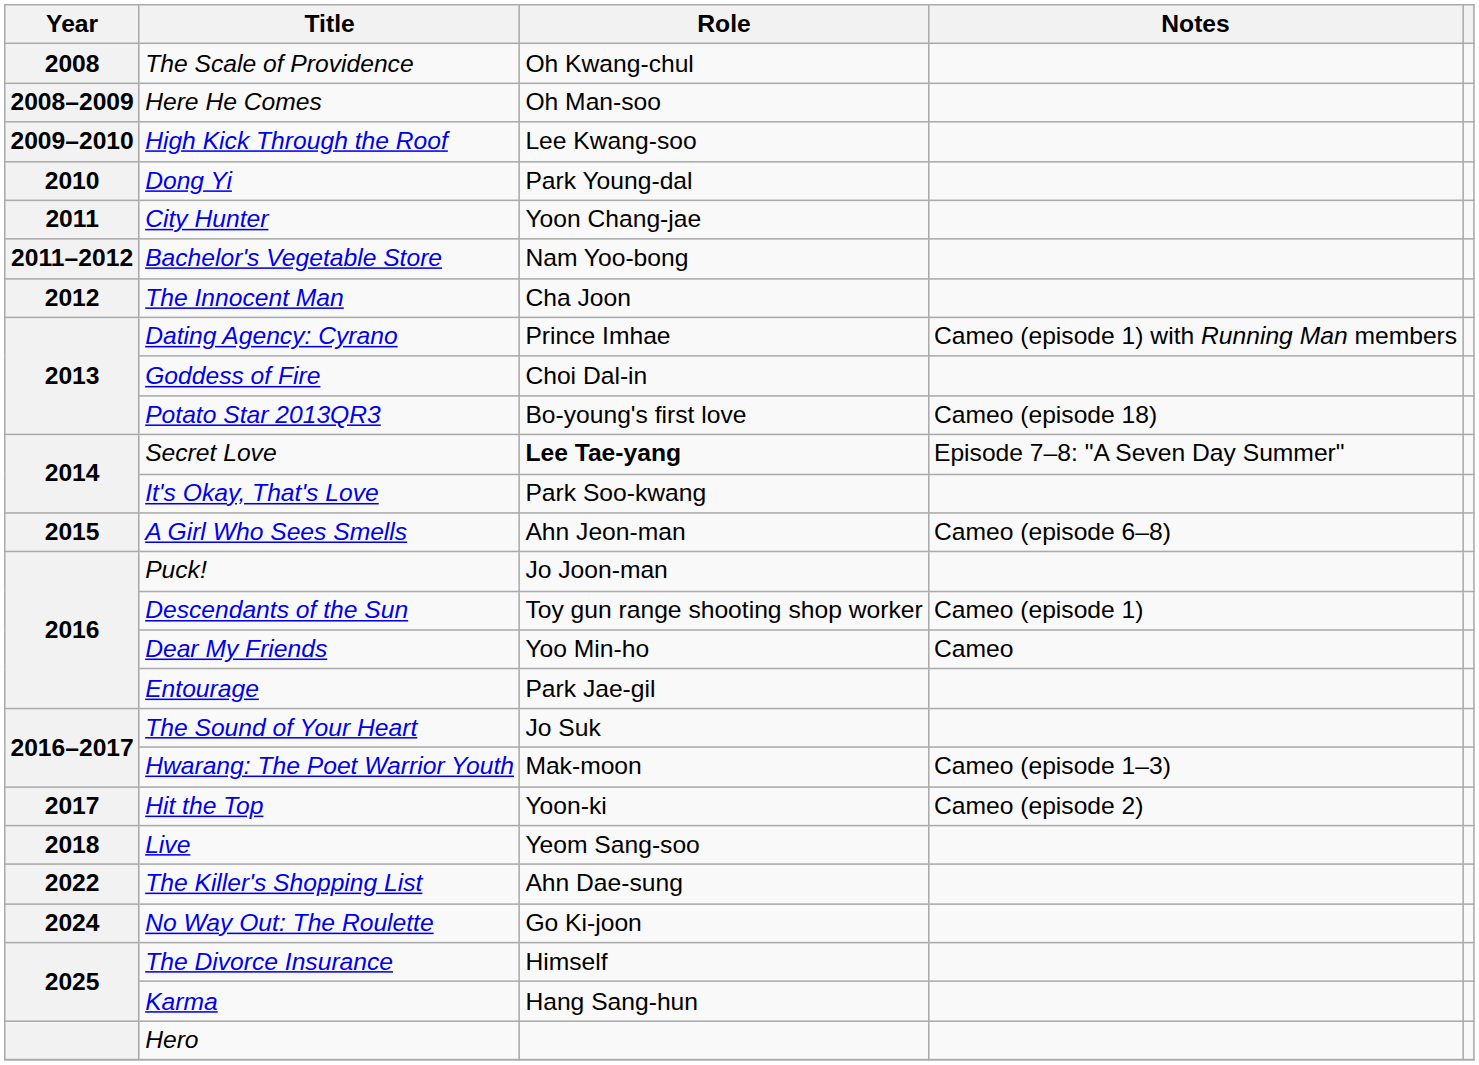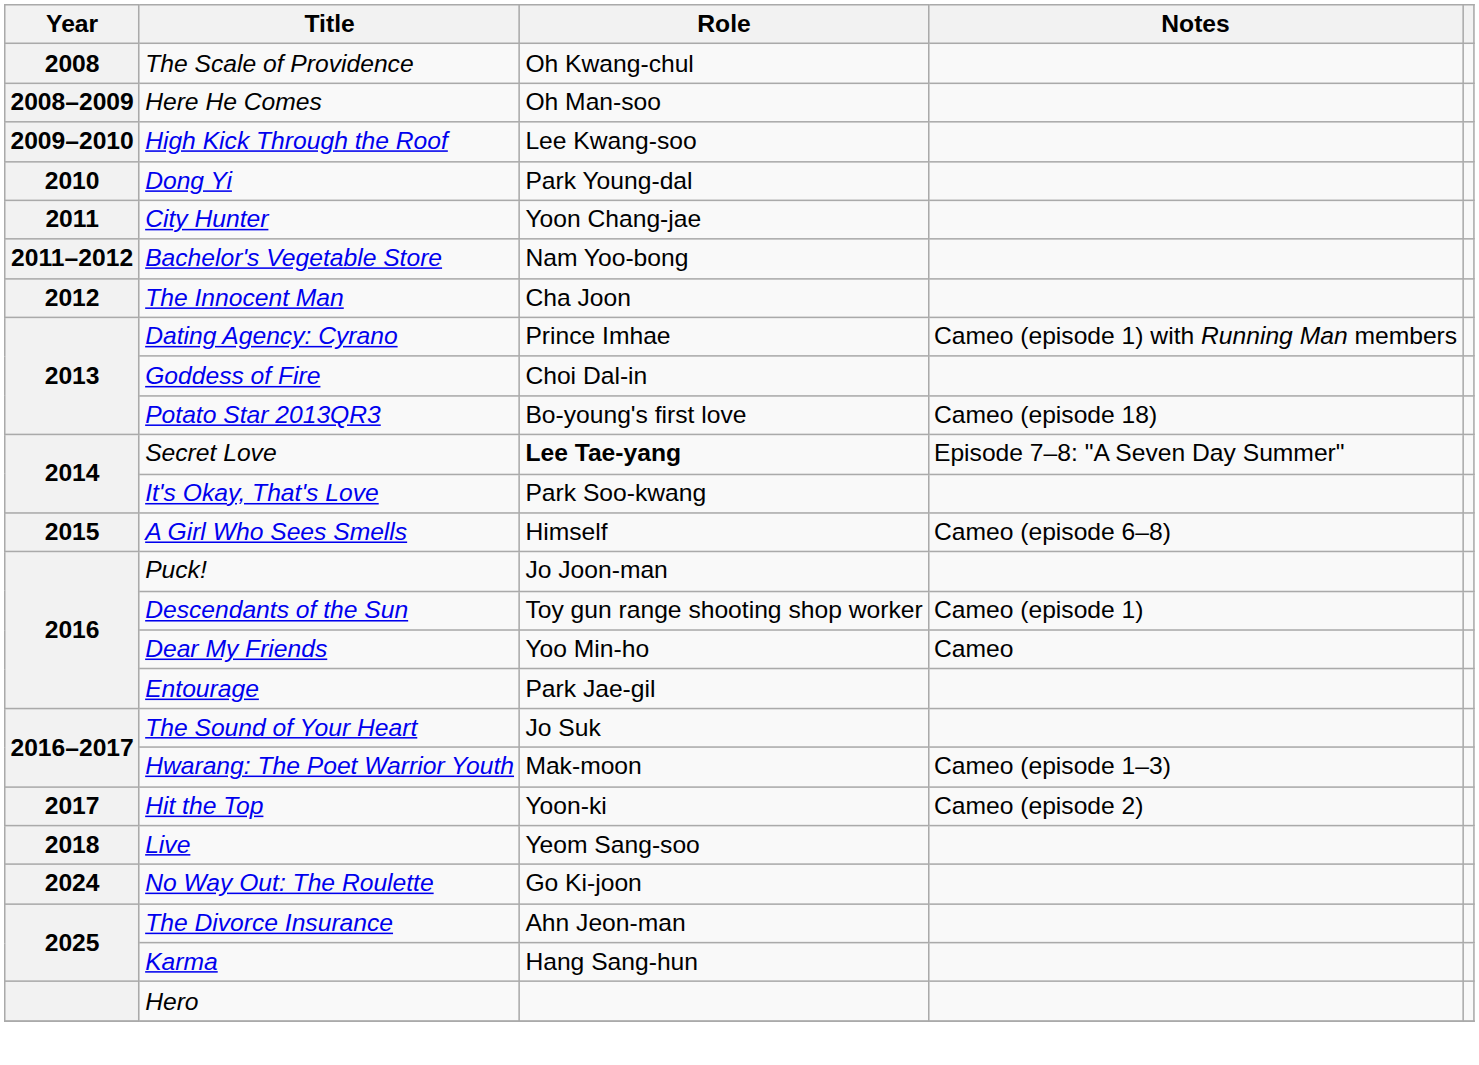(606, 532) Ahn Jeon-man -> (566, 532) Himself
- row: (284, 883)
(566, 961) Himself -> (606, 922) Ahn Jeon-man
